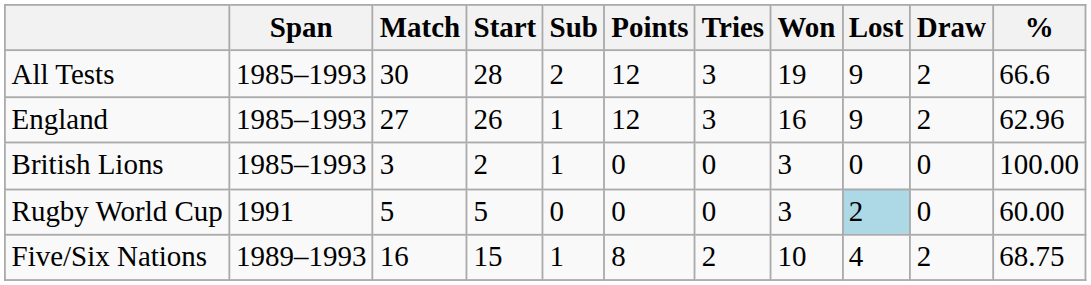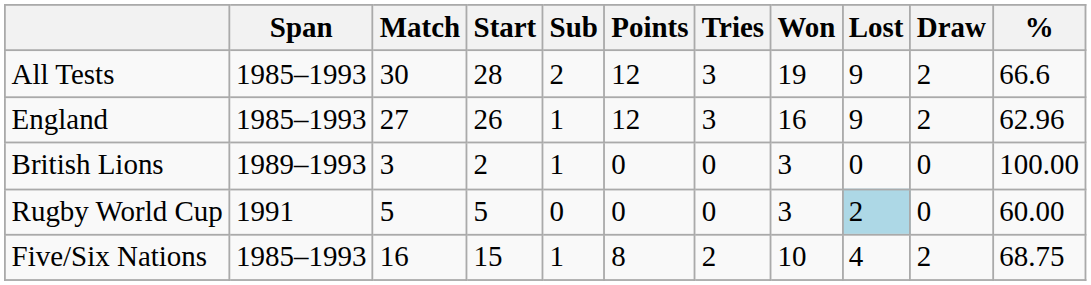(301, 165) 1985–1993 -> (301, 165) 1989–1993
(301, 257) 1989–1993 -> (301, 257) 1985–1993
